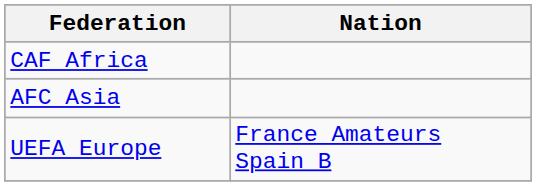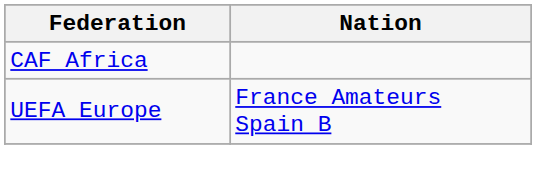- row: (65, 98)
